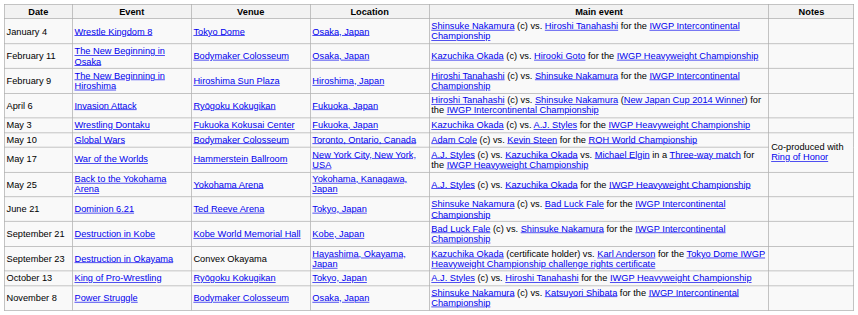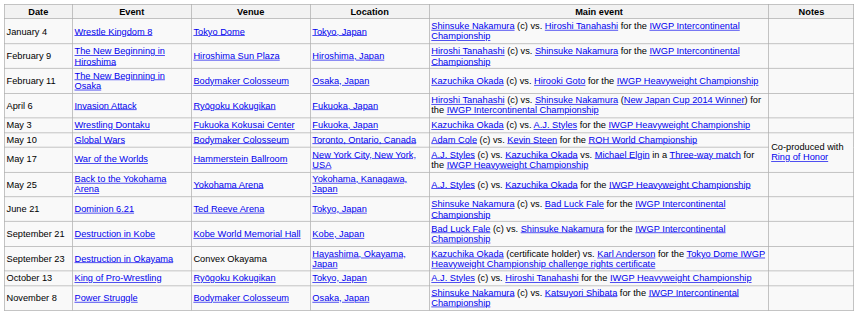(341, 31) Osaka, Japan -> (340, 31) Tokyo, Japan
rows swapped: (29, 80) <-> (31, 56)
